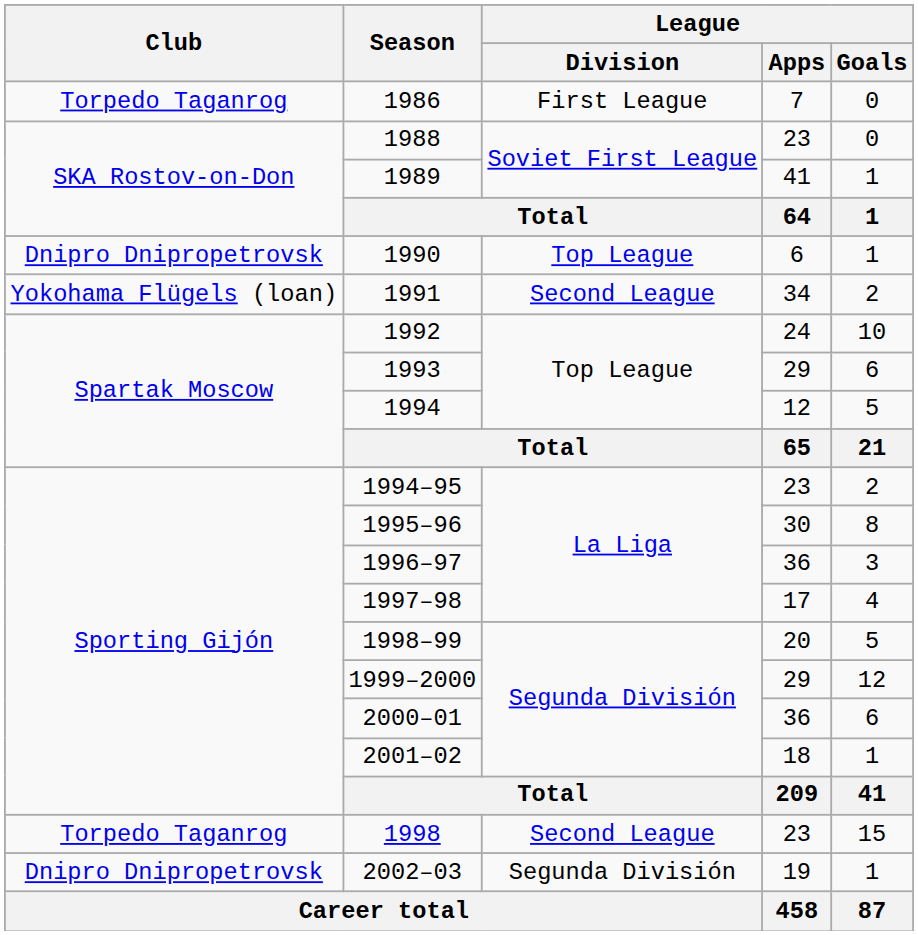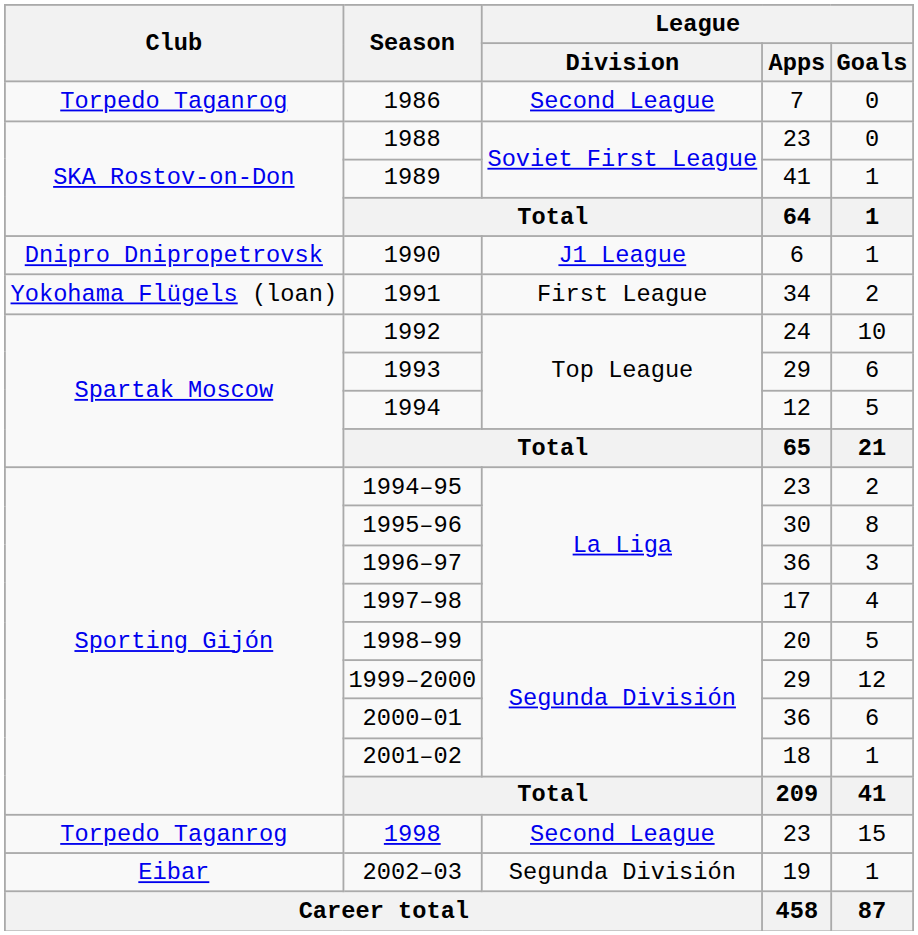(622, 101) First League -> (622, 101) Second League
(622, 256) Top League -> (622, 256) J1 League
(622, 294) Second League -> (622, 294) First League
(174, 873) Dnipro Dnipropetrovsk -> (174, 873) Eibar
